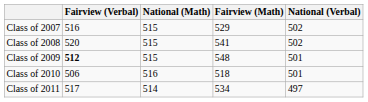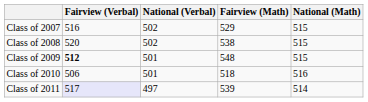columns swapped: (324, 12) <-> (177, 12)
(222, 43) 541 -> (227, 43) 538
(72, 89) no background -> (72, 89) lavender background
(222, 89) 534 -> (227, 89) 539
